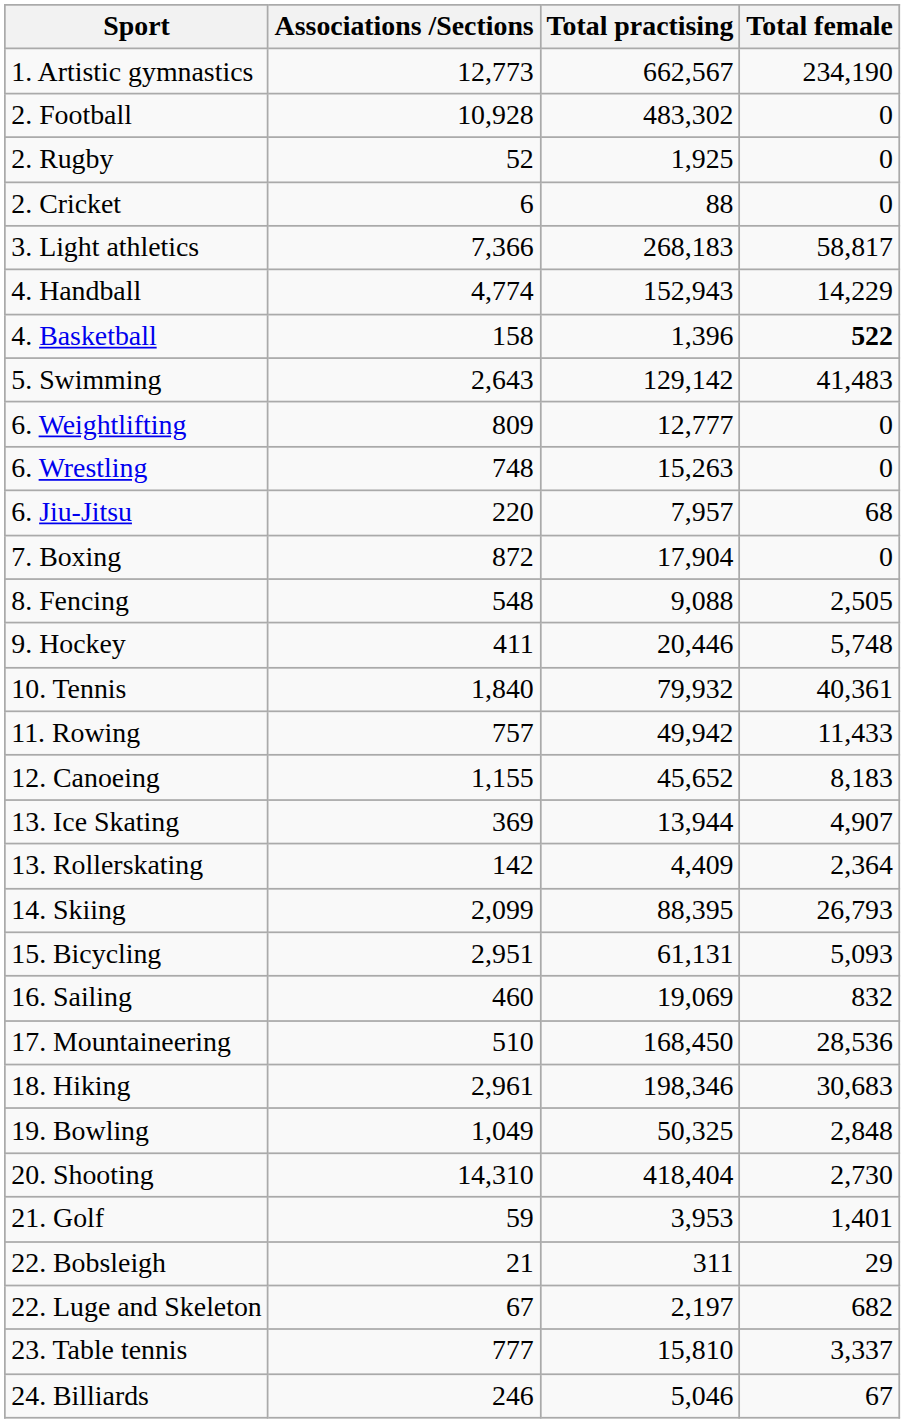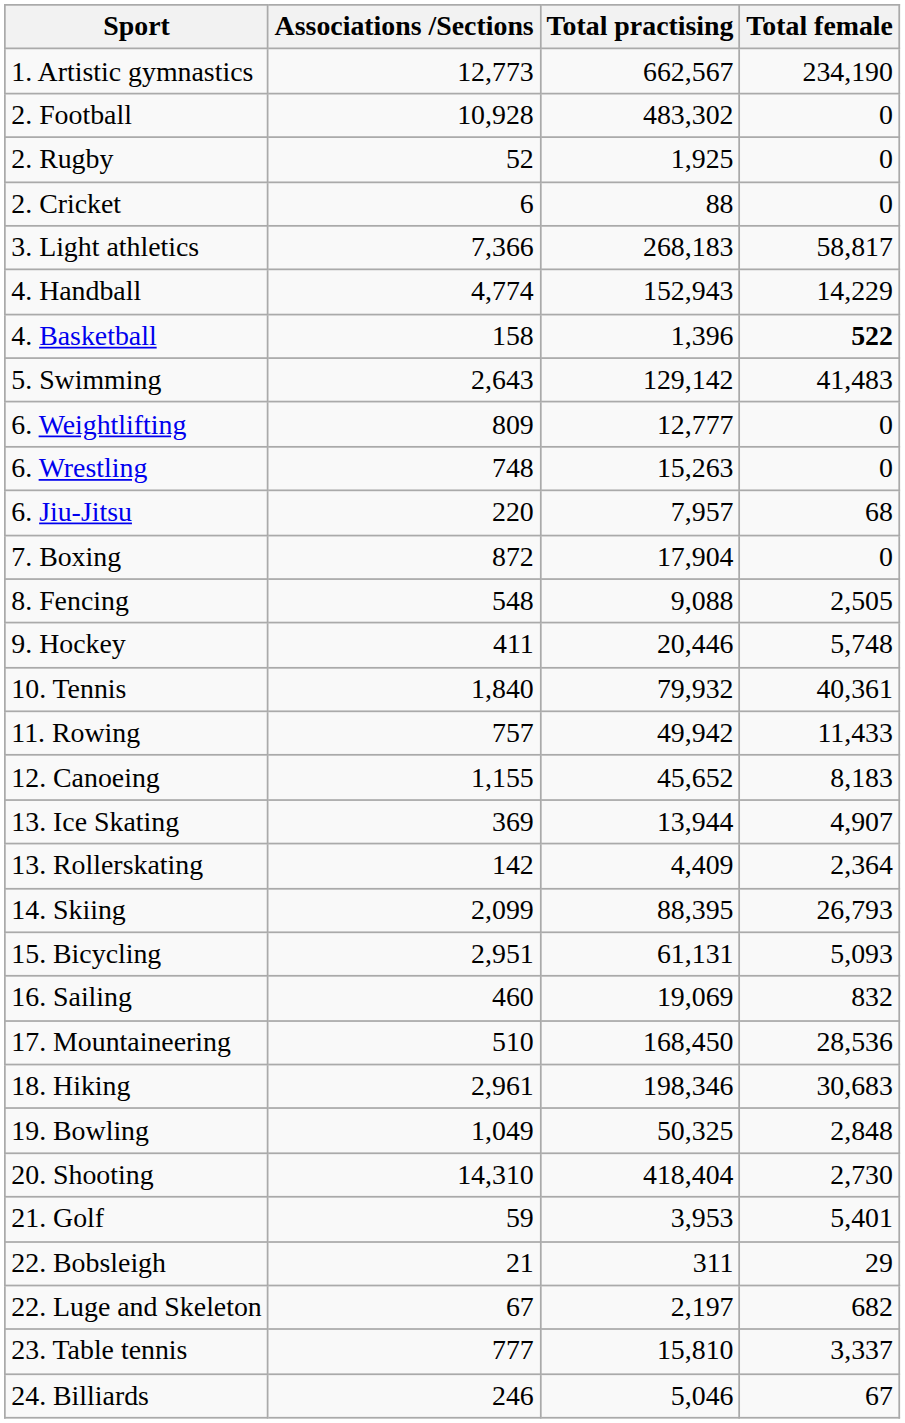(862, 1218) 1,401 -> (862, 1218) 5,401
